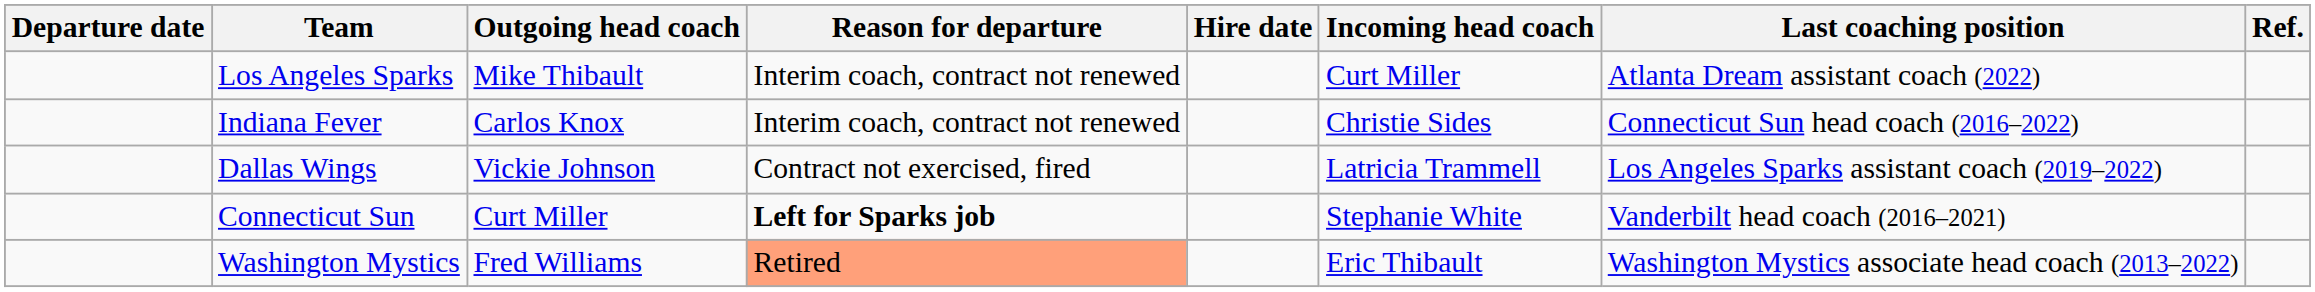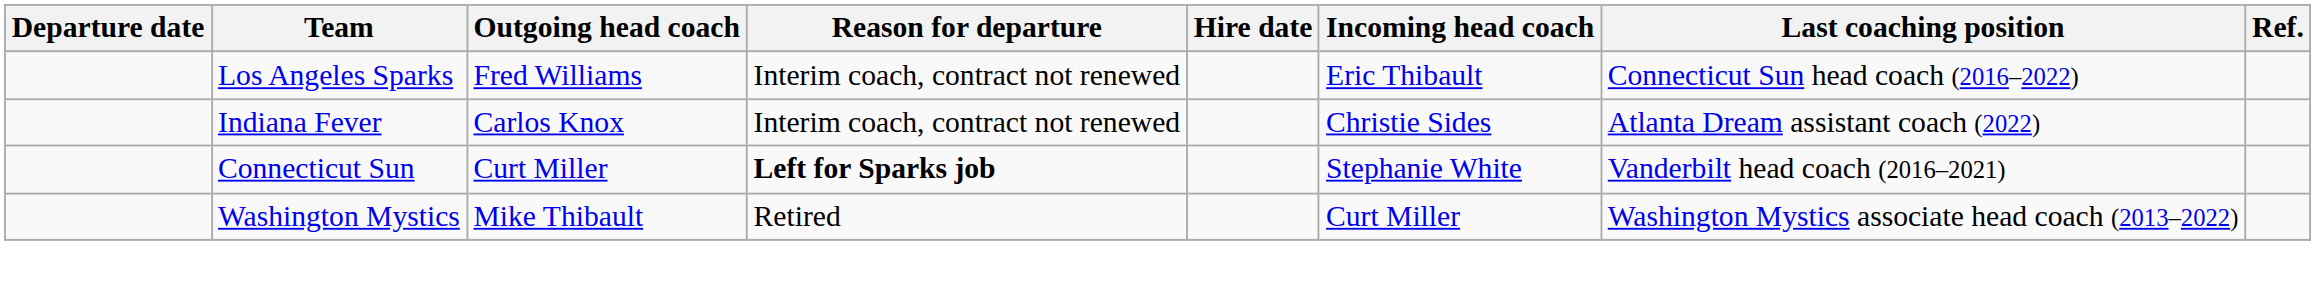(558, 74) Mike Thibault -> (558, 74) Fred Williams
(1393, 74) Curt Miller -> (1404, 74) Eric Thibault
(1824, 74) Atlanta Dream assistant coach (2022) -> (1843, 74) Connecticut Sun head coach (2016–2022)
(1843, 121) Connecticut Sun head coach (2016–2022) -> (1824, 121) Atlanta Dream assistant coach (2022)
- row: (297, 168)
(558, 262) Fred Williams -> (558, 215) Mike Thibault
(797, 262) lightsalmon background -> (797, 215) no background
(1404, 262) Eric Thibault -> (1393, 215) Curt Miller
